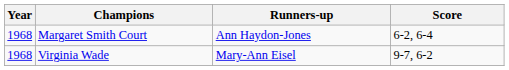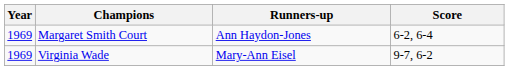(20, 35) 1968 -> (20, 35) 1969
(20, 55) 1968 -> (20, 55) 1969
